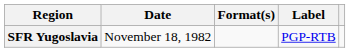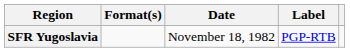columns swapped: (158, 15) <-> (246, 15)
